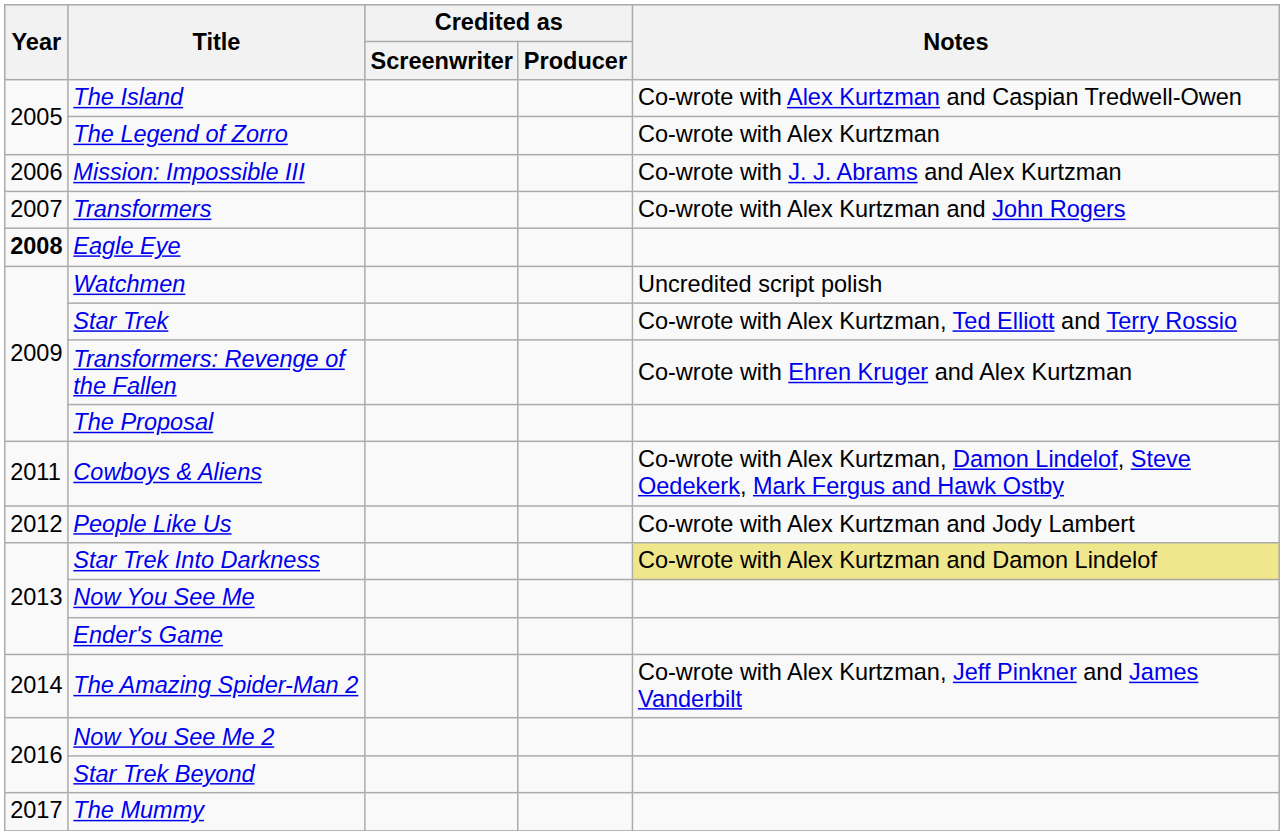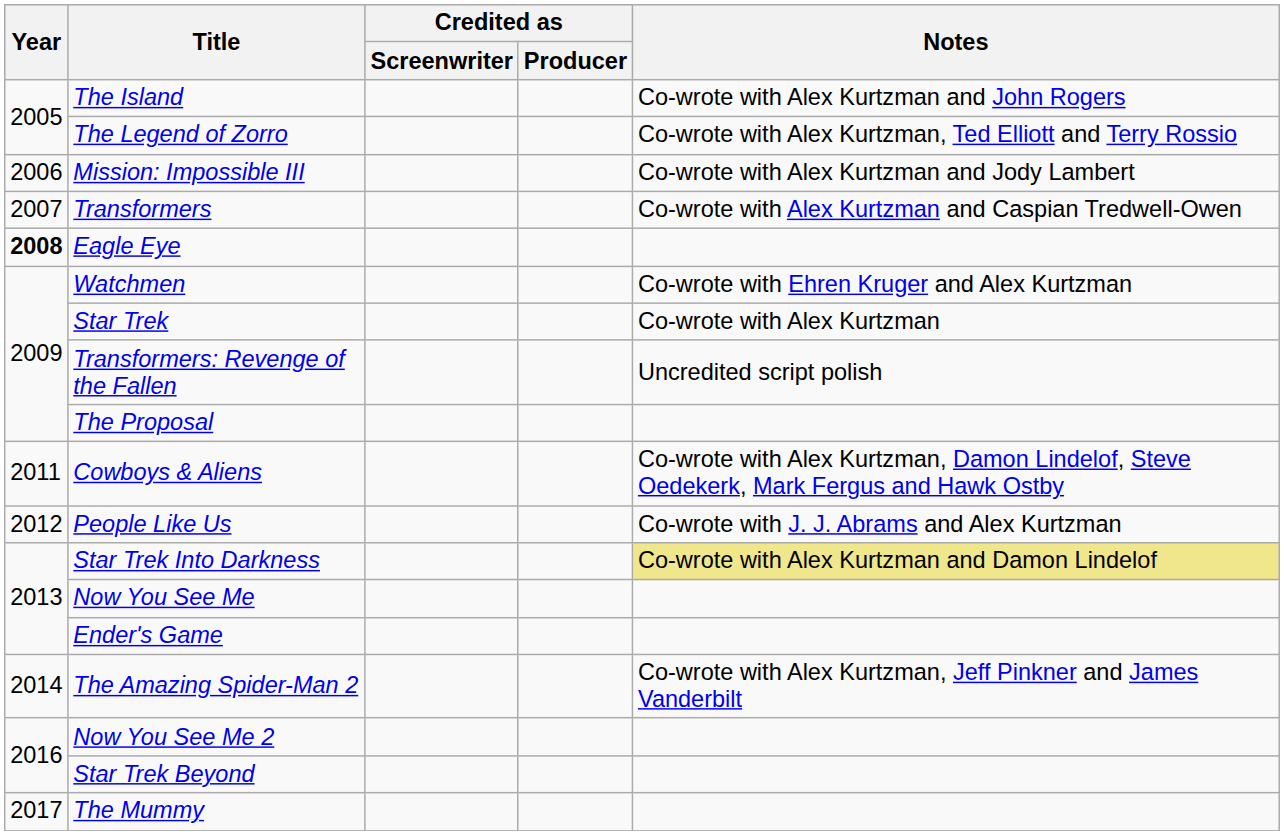(940, 97) Co-wrote with Alex Kurtzman and Caspian Tredwell-Owen -> (882, 97) Co-wrote with Alex Kurtzman and John Rogers
(789, 135) Co-wrote with Alex Kurtzman -> (938, 135) Co-wrote with Alex Kurtzman, Ted Elliott and Terry Rossio
(880, 172) Co-wrote with J. J. Abrams and Alex Kurtzman -> (886, 172) Co-wrote with Alex Kurtzman and Jody Lambert
(882, 209) Co-wrote with Alex Kurtzman and John Rogers -> (940, 209) Co-wrote with Alex Kurtzman and Caspian Tredwell-Owen
(760, 284) Uncredited script polish -> (885, 284) Co-wrote with Ehren Kruger and Alex Kurtzman
(938, 321) Co-wrote with Alex Kurtzman, Ted Elliott and Terry Rossio -> (789, 321) Co-wrote with Alex Kurtzman
(885, 372) Co-wrote with Ehren Kruger and Alex Kurtzman -> (760, 372) Uncredited script polish
(886, 523) Co-wrote with Alex Kurtzman and Jody Lambert -> (880, 523) Co-wrote with J. J. Abrams and Alex Kurtzman
